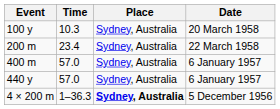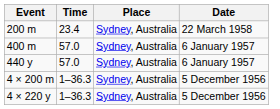- row: (20, 29)
(140, 96) bold -> (136, 79) normal
+ row: (29, 96)
